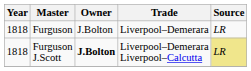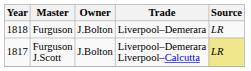(17, 52) 1818 -> (17, 52) 1817
(96, 52) bold -> (95, 52) normal
